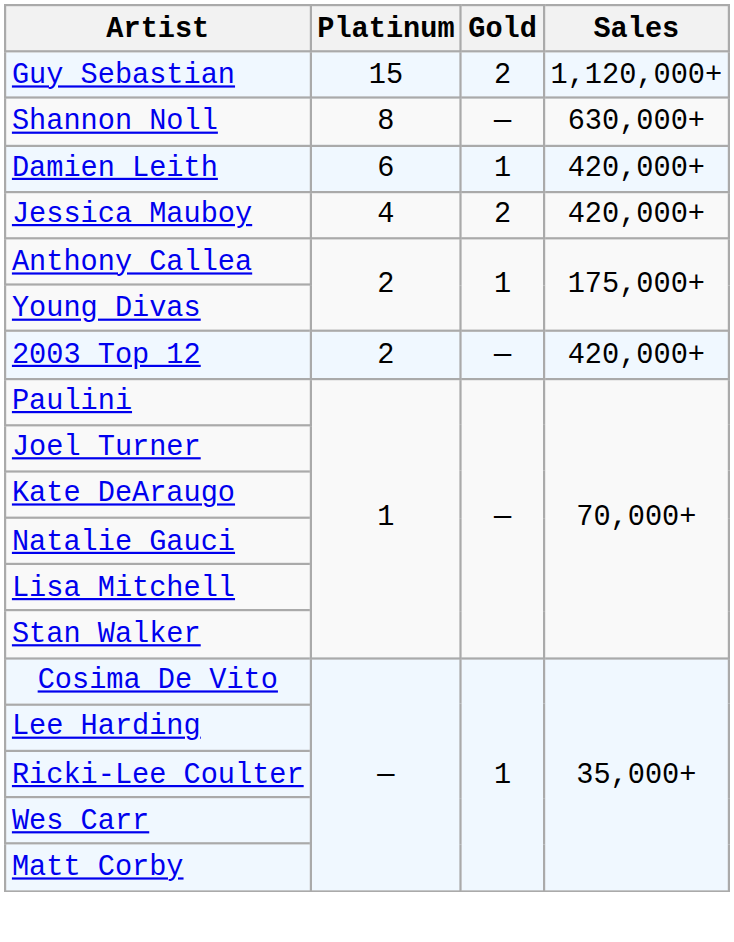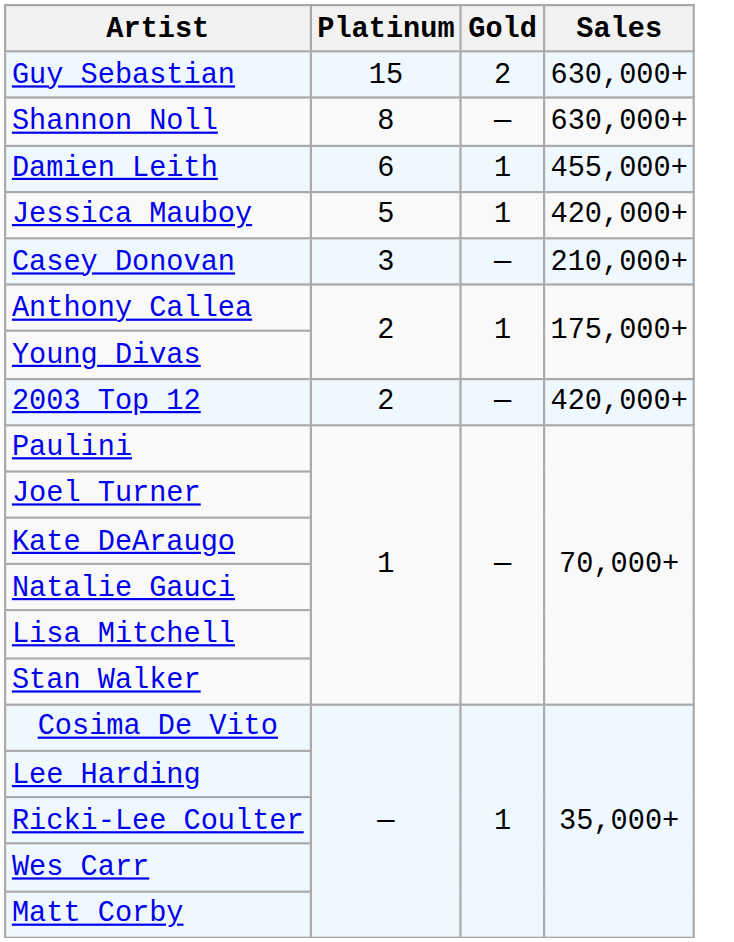(636, 75) 1,120,000+ -> (619, 75) 630,000+
(636, 168) 420,000+ -> (619, 168) 455,000+
(386, 215) 4 -> (386, 215) 5
(503, 215) 2 -> (503, 215) 1
+ row: (123, 261)
